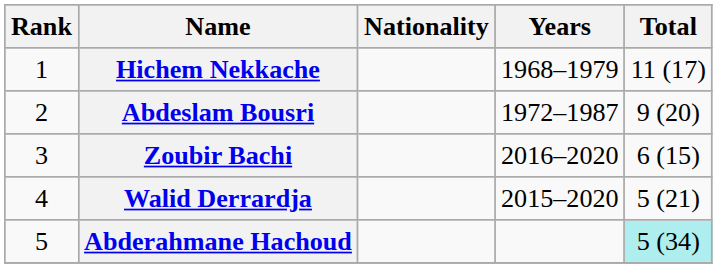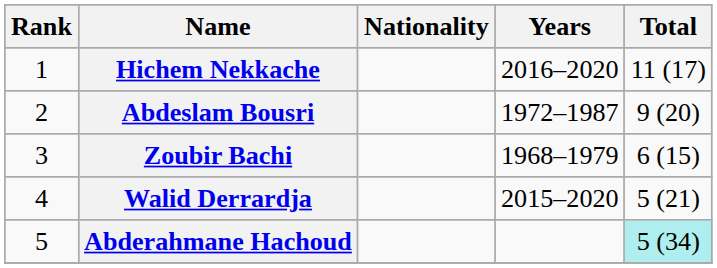(560, 69) 1968–1979 -> (560, 69) 2016–2020
(560, 155) 2016–2020 -> (560, 155) 1968–1979
